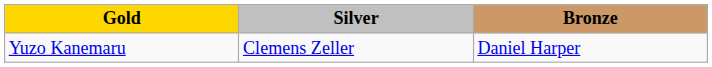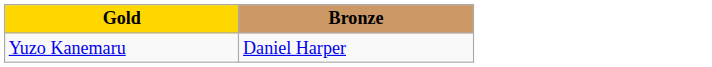- column: (356, 18)
